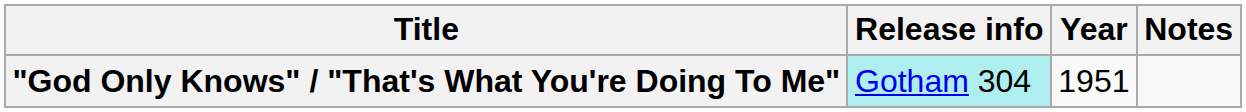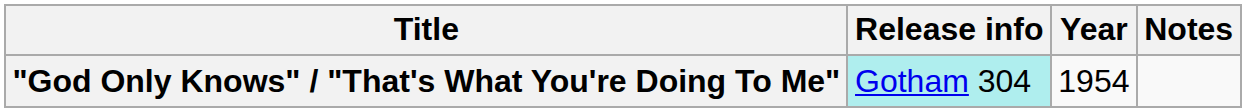(1094, 80) 1951 -> (1094, 80) 1954
